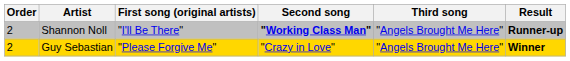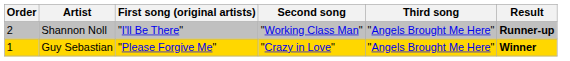(316, 30) bold -> (312, 30) normal
(10, 47) 2 -> (10, 47) 1
